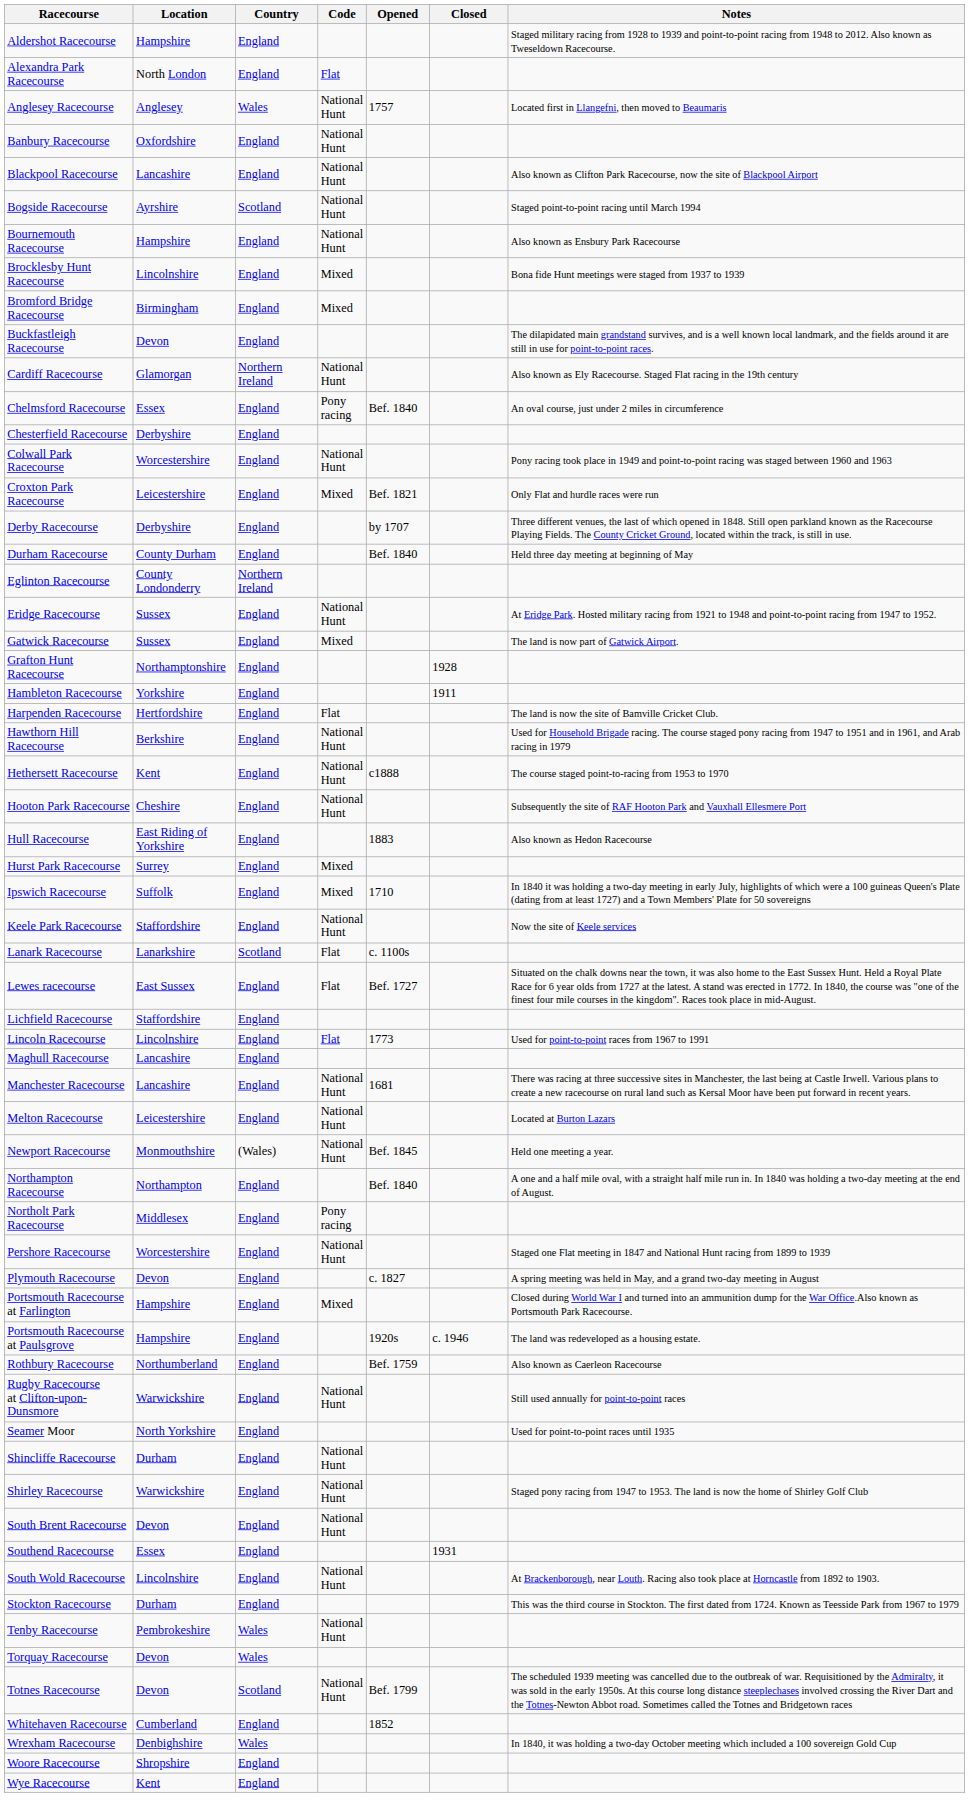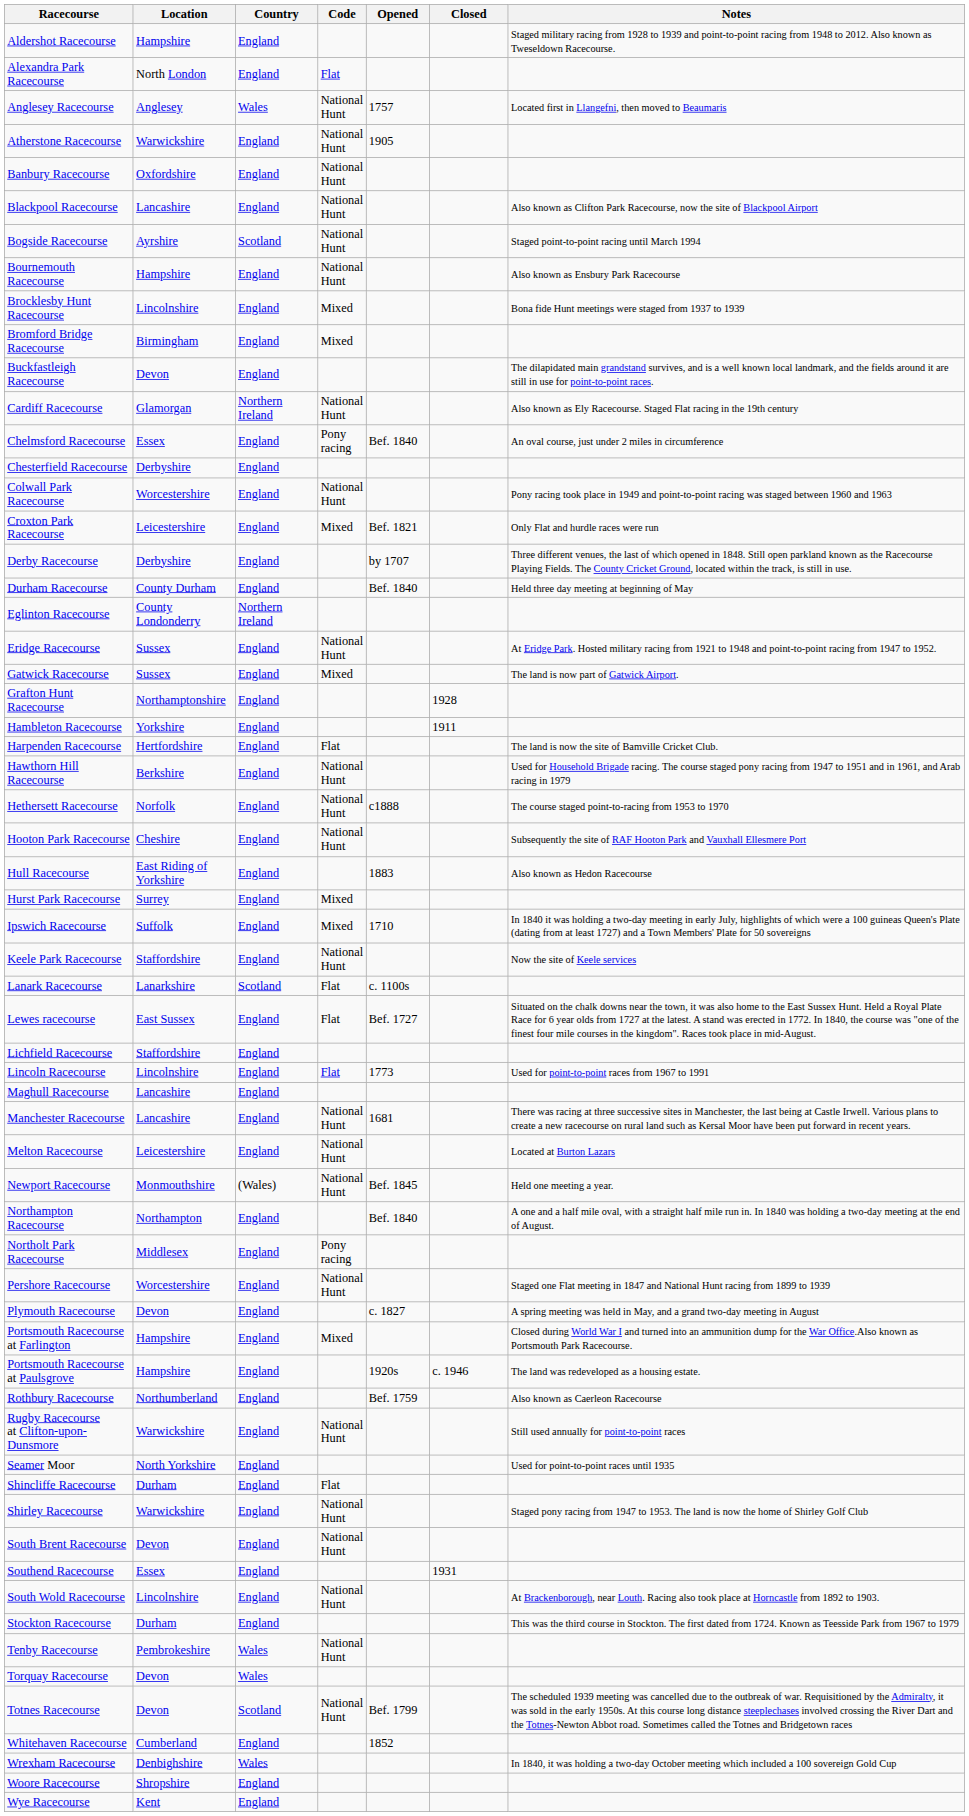+ row: (64, 140)
(148, 773) Kent -> (156, 806) Norfolk
(342, 1458) National Hunt -> (330, 1484) Flat
